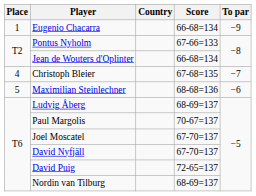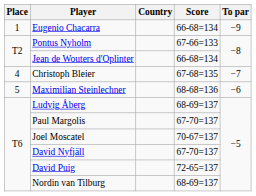(197, 121) 70-67=137 -> (197, 121) 67-70=137
(197, 136) 67-70=137 -> (197, 136) 70-67=137
